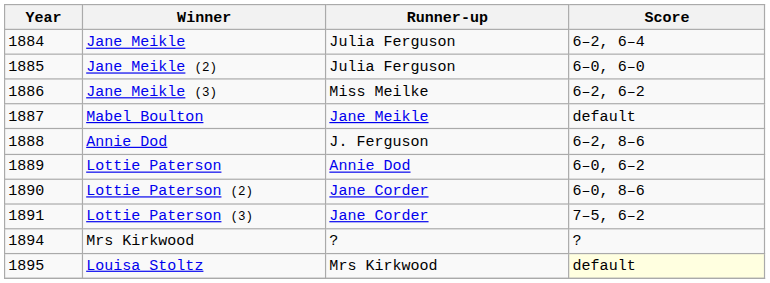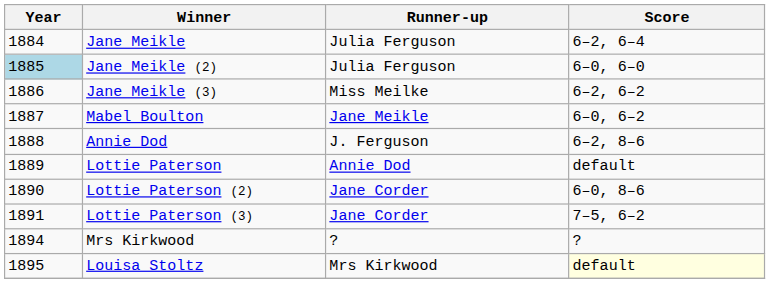(26, 67) no background -> (26, 67) lightblue background
(604, 116) default -> (609, 116) 6–0, 6–2
(609, 166) 6–0, 6–2 -> (604, 166) default
